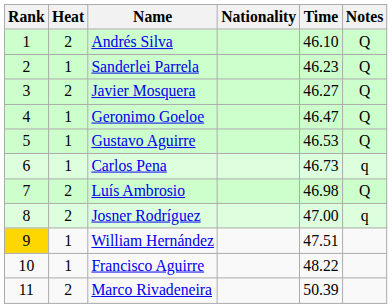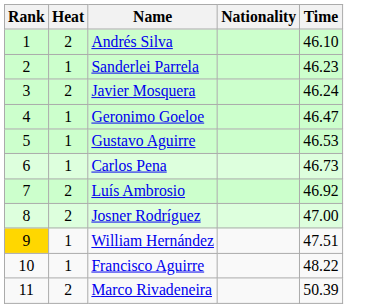- column: (365, 16)
(321, 91) 46.27 -> (321, 91) 46.24
(321, 191) 46.98 -> (321, 191) 46.92
